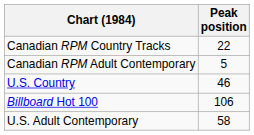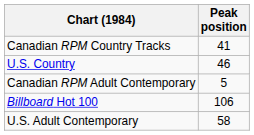(224, 45) 22 -> (224, 45) 41
rows swapped: (101, 64) <-> (41, 83)
